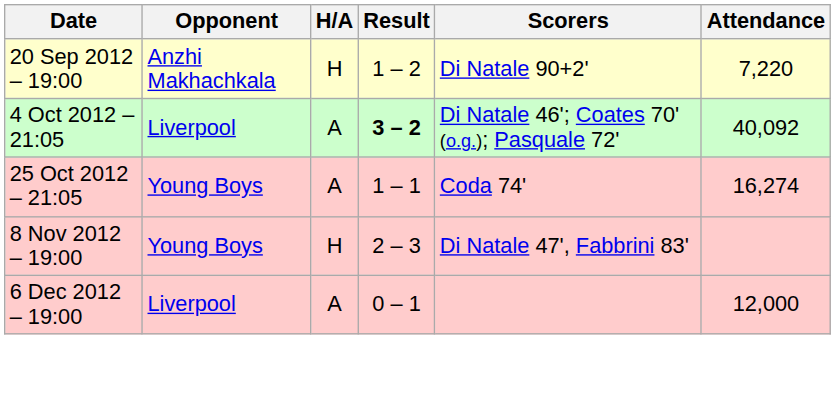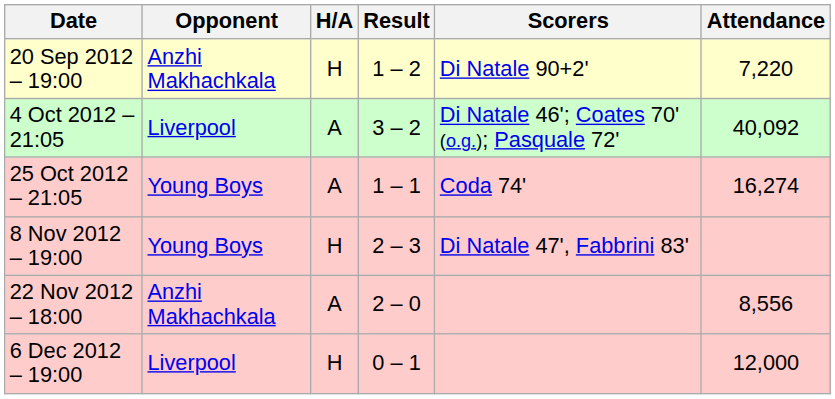(397, 127) bold -> (397, 127) normal
+ row: (71, 304)
(335, 304) A -> (335, 363) H
